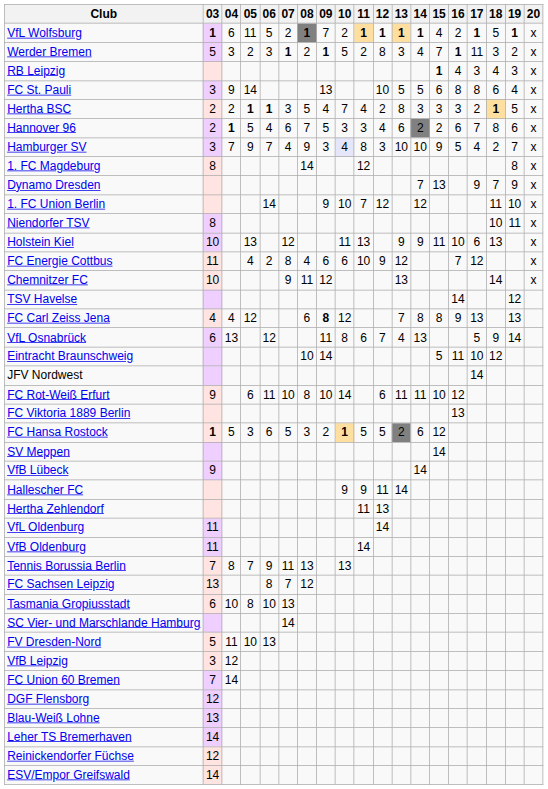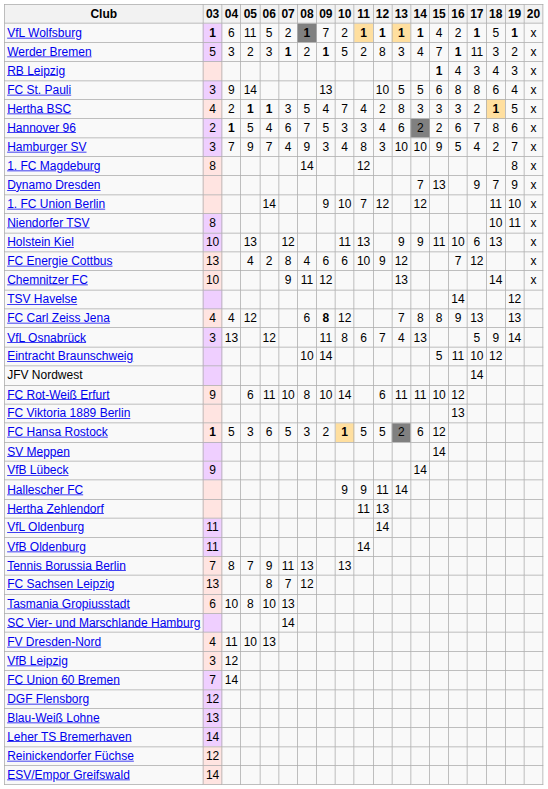(213, 109) 2 -> (213, 109) 4
(345, 147) lavender background -> (345, 147) no background
(213, 261) 11 -> (213, 261) 13
(213, 337) 6 -> (213, 337) 3
(213, 642) 5 -> (213, 642) 4
